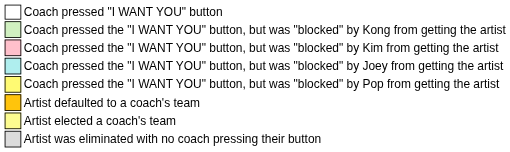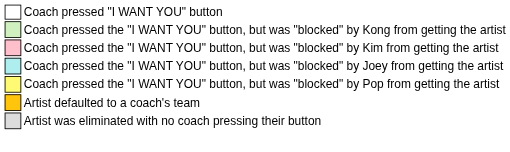- row: (100, 121)
